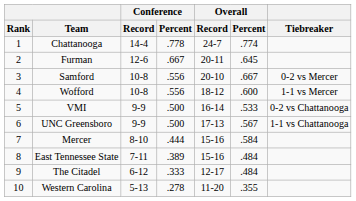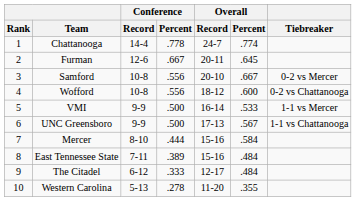(309, 92) 1-1 vs Mercer -> (309, 92) 0-2 vs Chattanooga
(309, 108) 0-2 vs Chattanooga -> (309, 108) 1-1 vs Mercer
